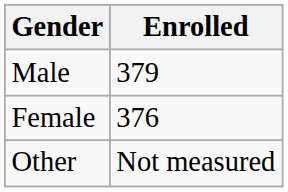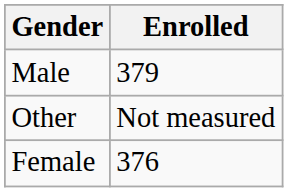rows swapped: (53, 117) <-> (44, 162)
